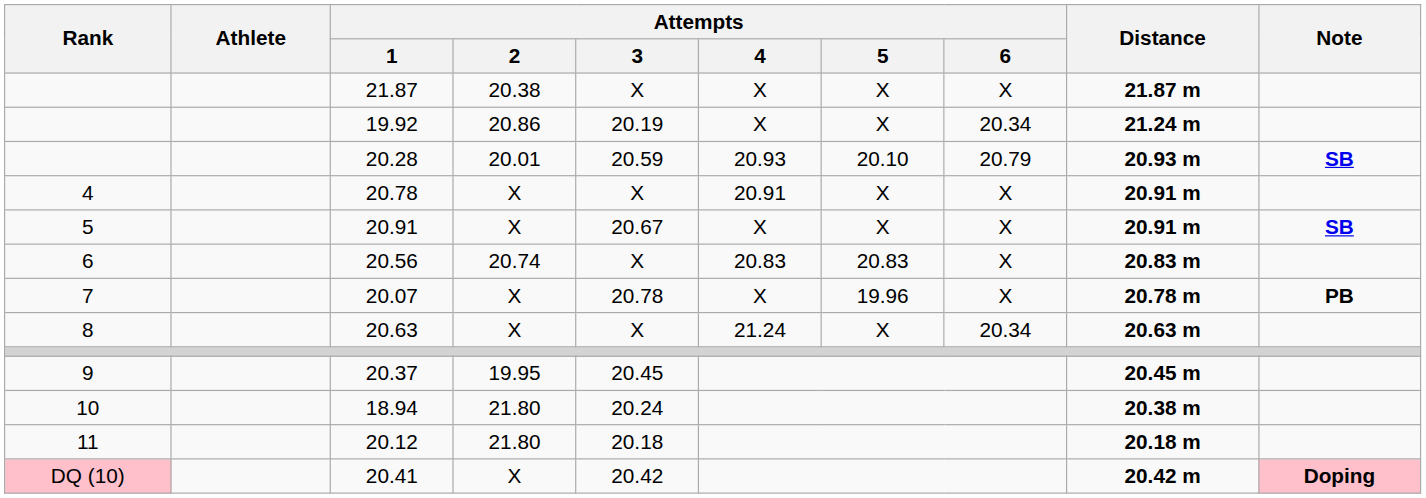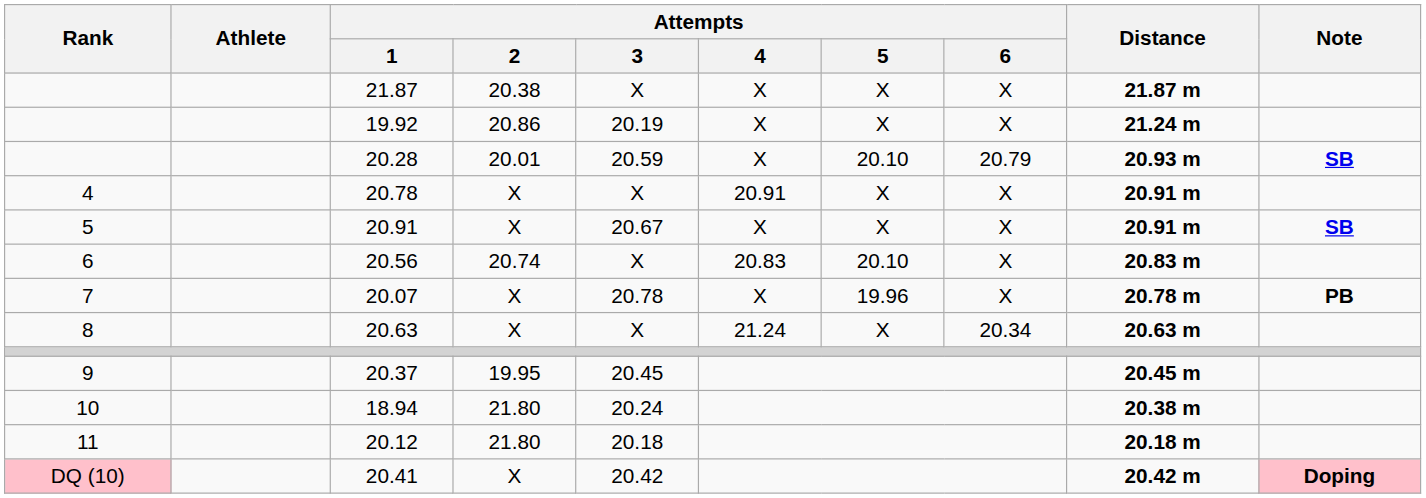(1005, 123) 20.34 -> (1005, 123) X
(760, 158) 20.93 -> (760, 158) X
(883, 261) 20.83 -> (883, 261) 20.10
